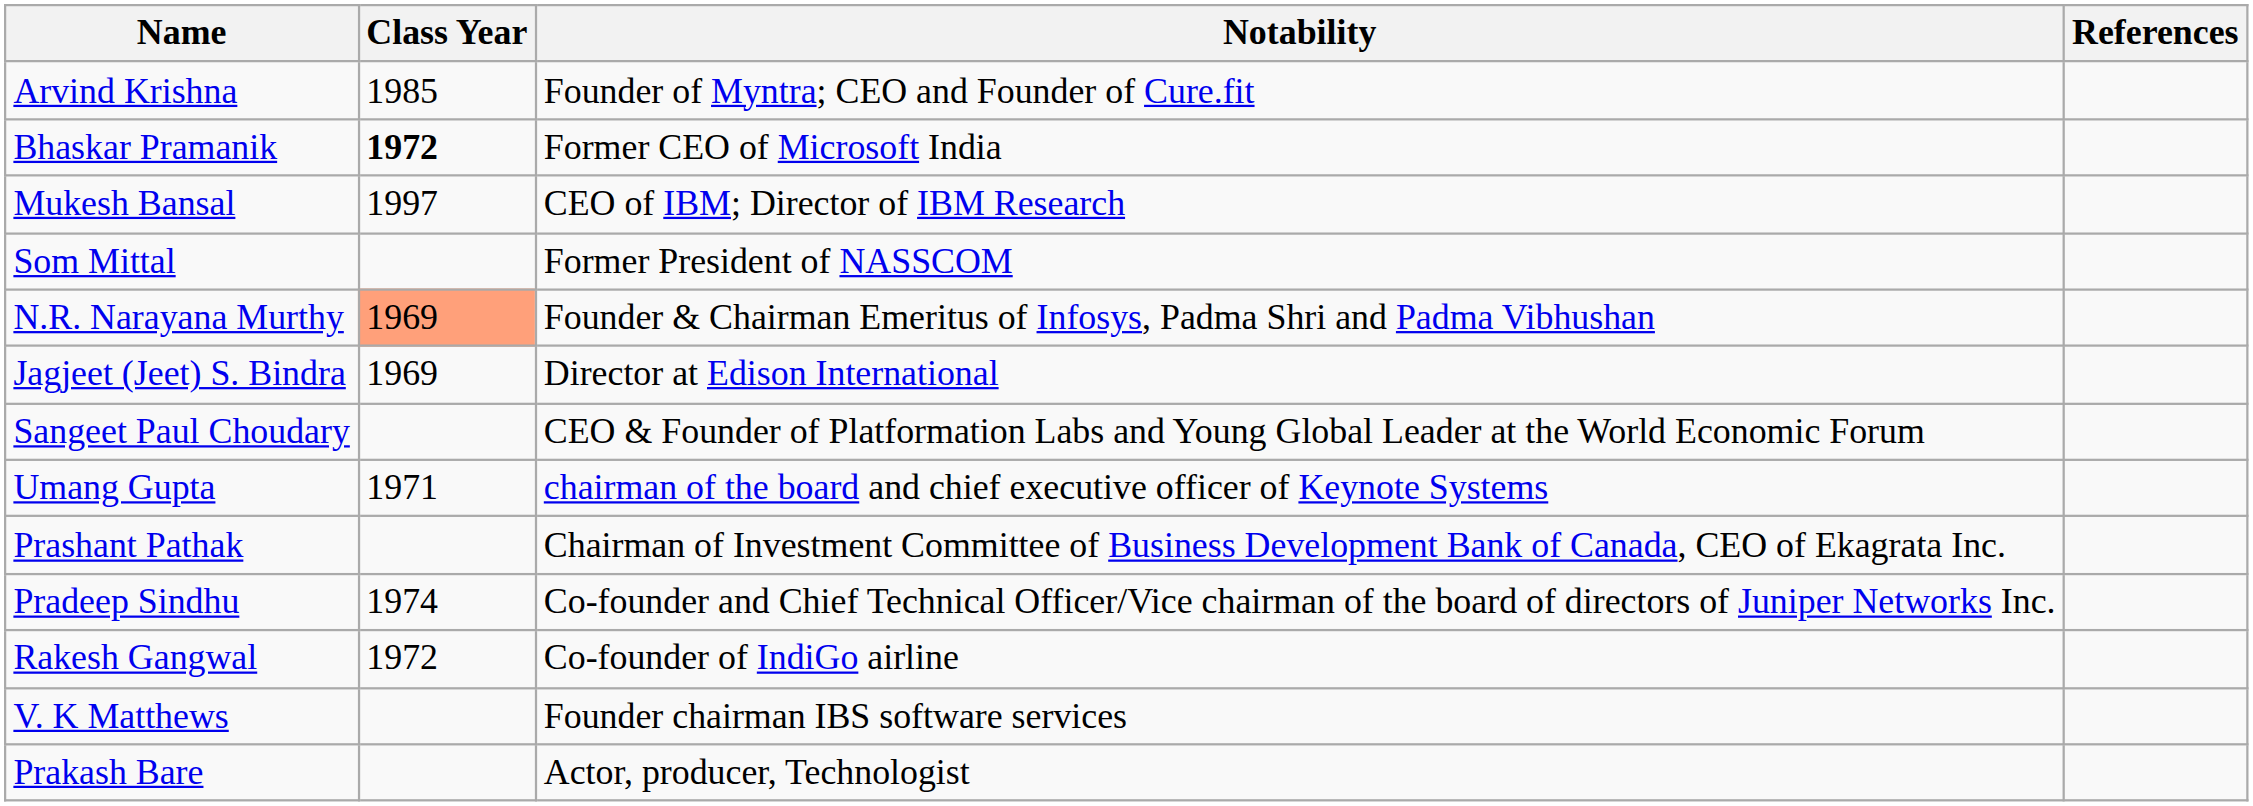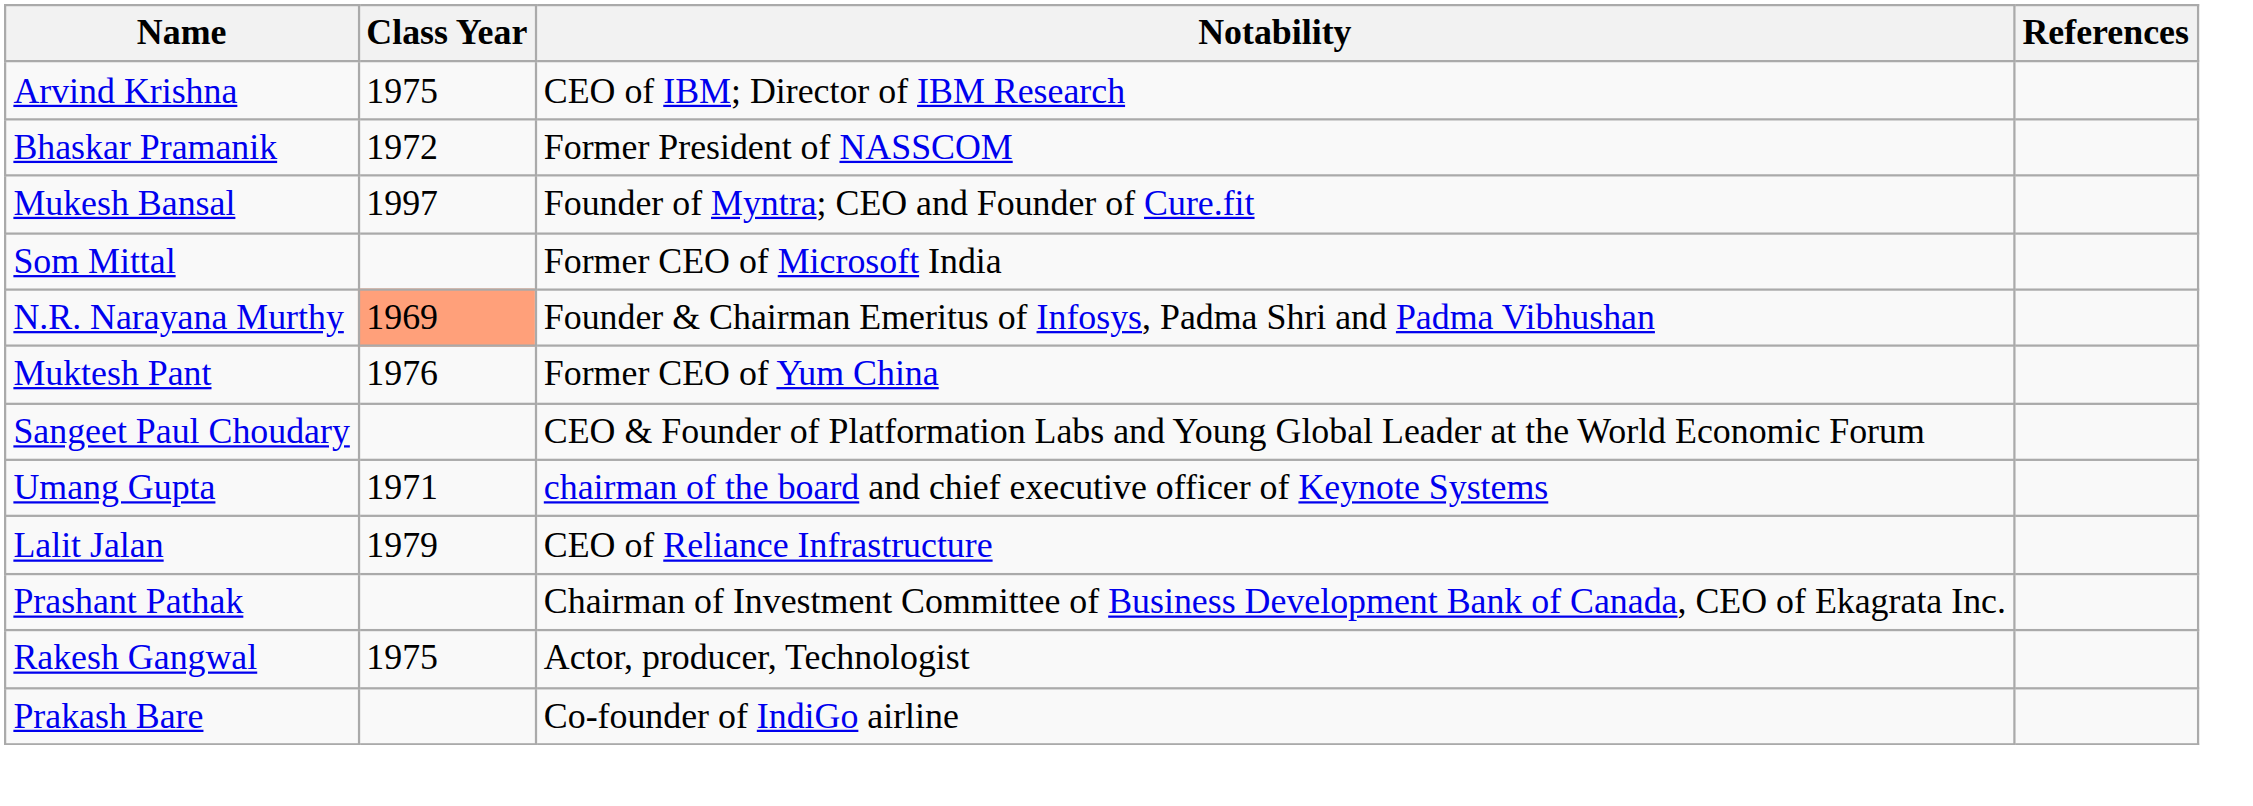(402, 89) 1985 -> (402, 89) 1975
(899, 89) Founder of Myntra; CEO and Founder of Cure.fit -> (834, 89) CEO of IBM; Director of IBM Research
(402, 146) bold -> (402, 146) normal
(773, 146) Former CEO of Microsoft India -> (778, 146) Former President of NASSCOM
(834, 203) CEO of IBM; Director of IBM Research -> (899, 203) Founder of Myntra; CEO and Founder of Cure.fit
(778, 260) Former President of NASSCOM -> (773, 260) Former CEO of Microsoft India
- row: (180, 373)
+ row: (112, 373)
+ row: (89, 544)
- row: (126, 601)
(402, 658) 1972 -> (402, 658) 1975
(751, 658) Co-founder of IndiGo airline -> (757, 658) Actor, producer, Technologist
- row: (121, 715)
(757, 771) Actor, producer, Technologist -> (751, 715) Co-founder of IndiGo airline
